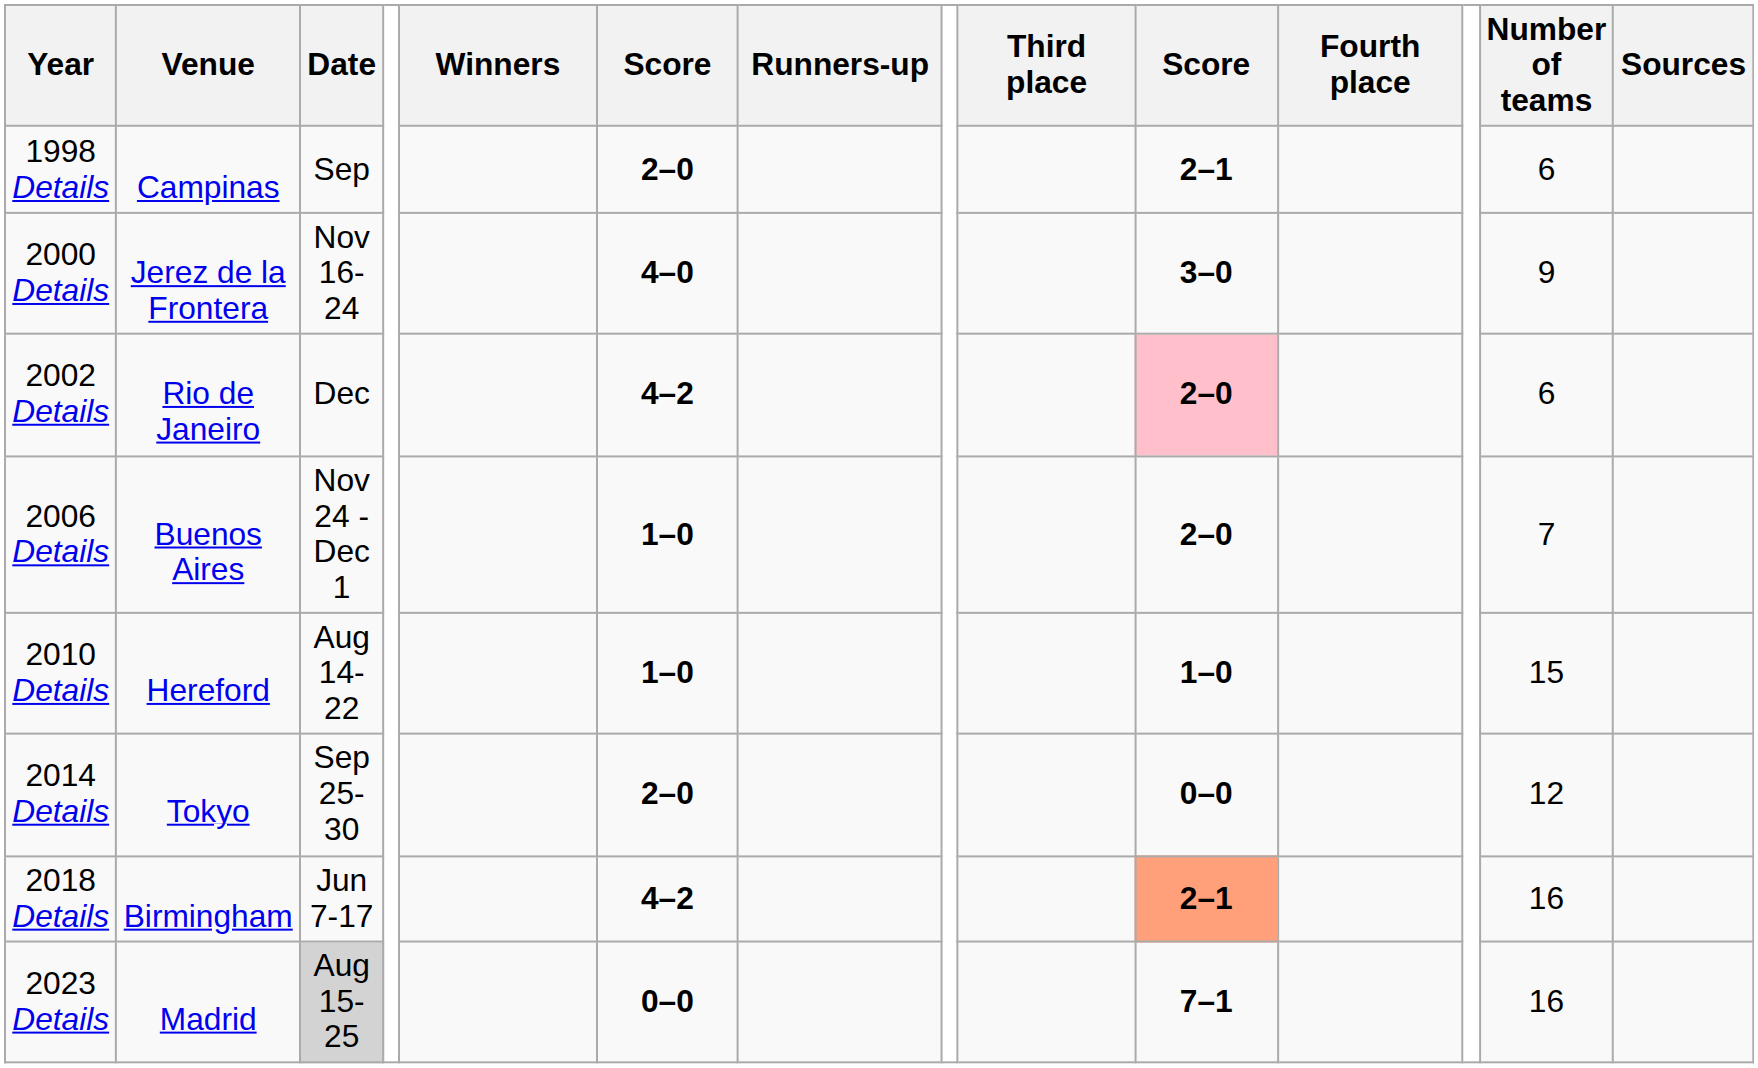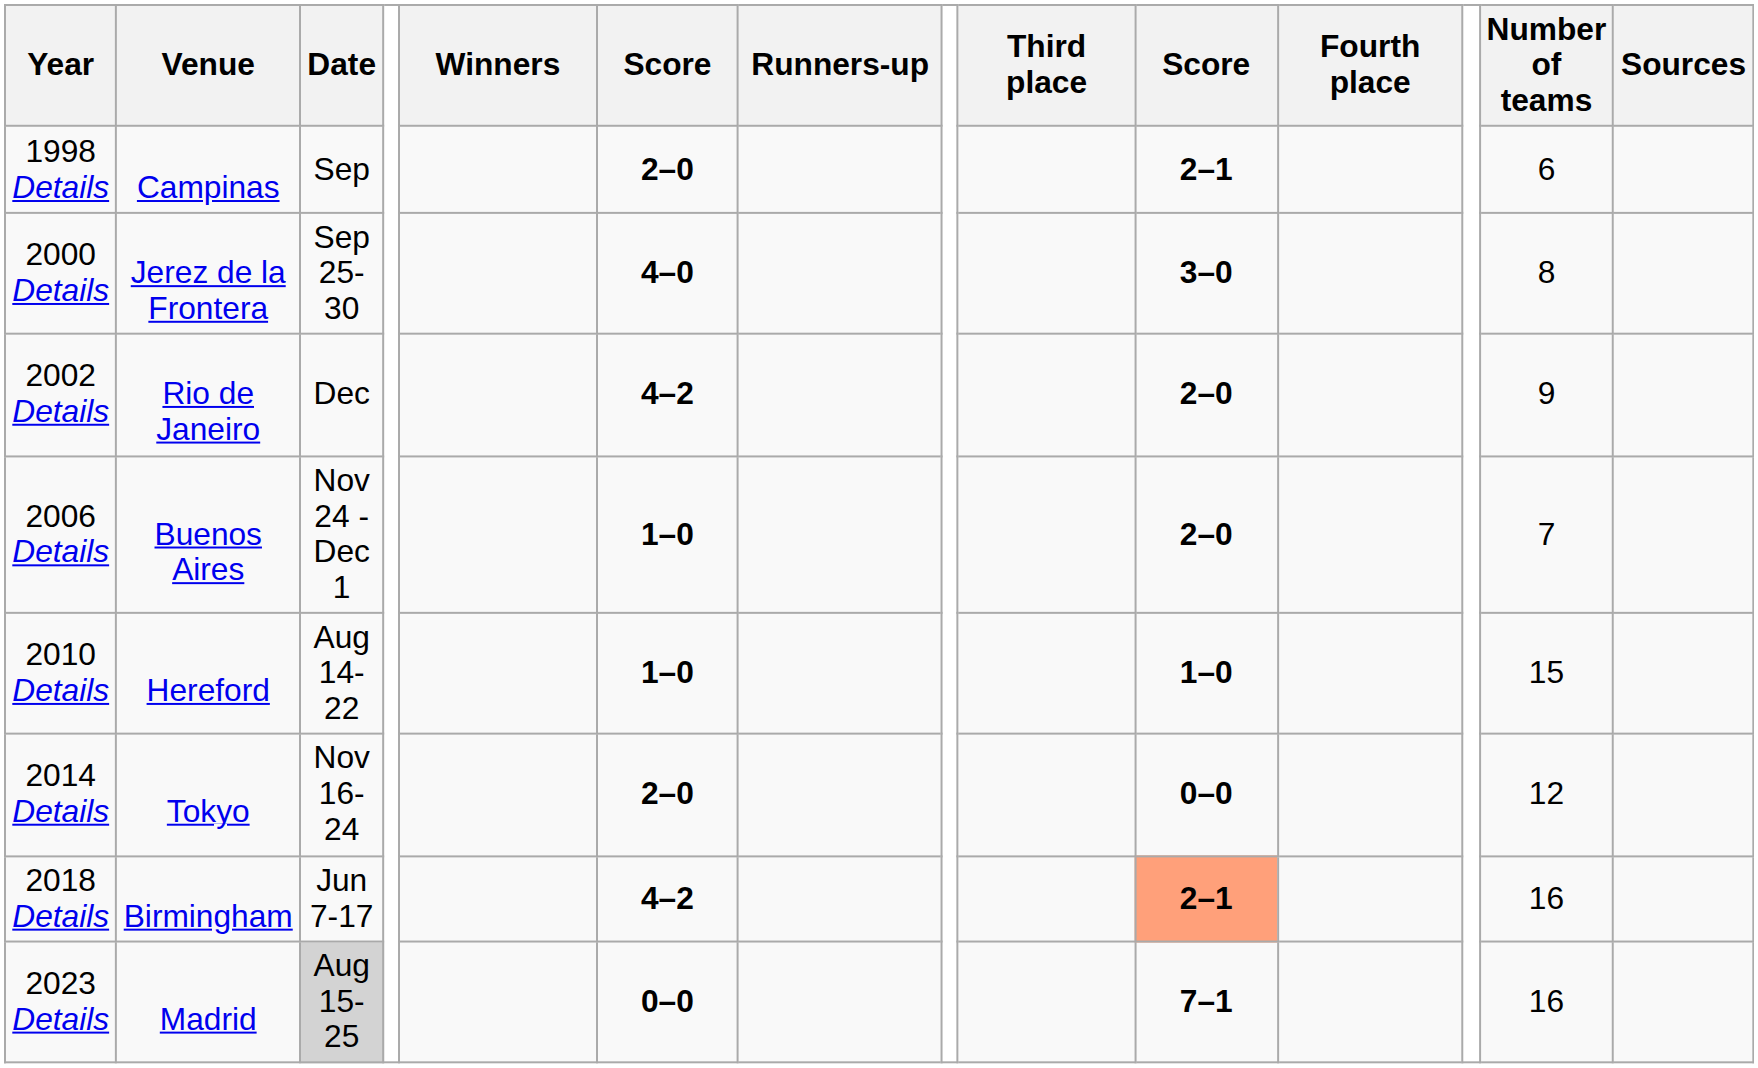(342, 272) Nov 16-24 -> (342, 272) Sep 25-30
(1546, 272) 9 -> (1546, 272) 8
(1206, 394) pink background -> (1206, 394) no background
(1546, 394) 6 -> (1546, 394) 9
(342, 794) Sep 25-30 -> (342, 794) Nov 16-24
